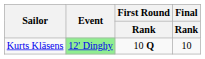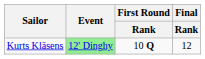(186, 46) 10 -> (186, 46) 12
